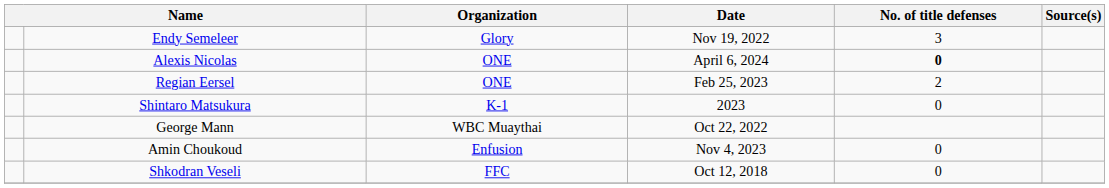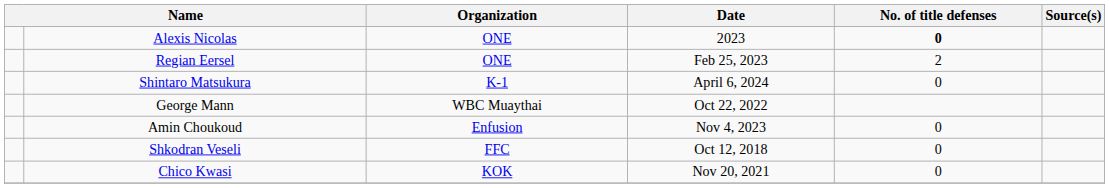- row: (195, 37)
(731, 60) April 6, 2024 -> (731, 37) 2023
(731, 104) 2023 -> (731, 82) April 6, 2024
+ row: (195, 171)
